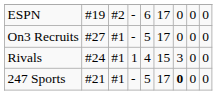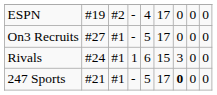(147, 15) 6 -> (147, 15) 4
(147, 57) 4 -> (147, 57) 6
